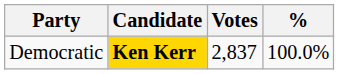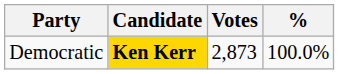(234, 52) 2,837 -> (234, 52) 2,873
